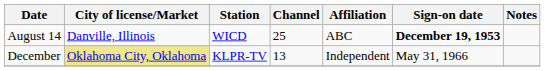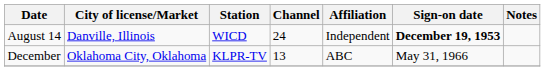(279, 35) 25 -> (279, 35) 24
(339, 35) ABC -> (358, 35) Independent
(137, 55) khaki background -> (137, 55) no background
(358, 55) Independent -> (339, 55) ABC
